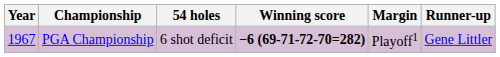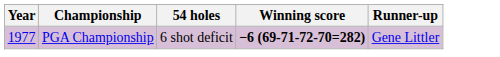- column: (395, 15)
(22, 39) 1967 -> (22, 37) 1977
